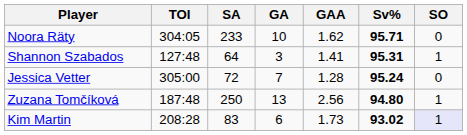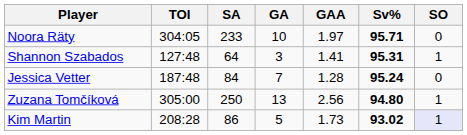(331, 36) 1.62 -> (331, 36) 1.97
(180, 78) 305:00 -> (180, 78) 187:48
(231, 78) 72 -> (231, 78) 84
(180, 99) 187:48 -> (180, 99) 305:00
(231, 120) 83 -> (231, 120) 86
(279, 120) 6 -> (279, 120) 5
